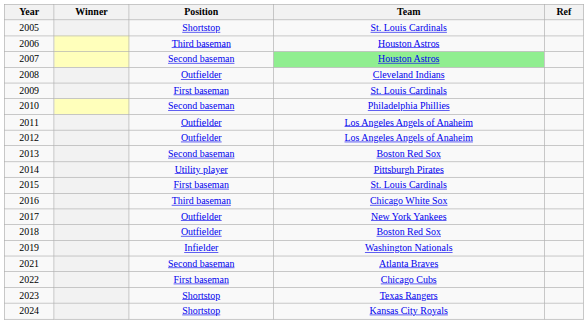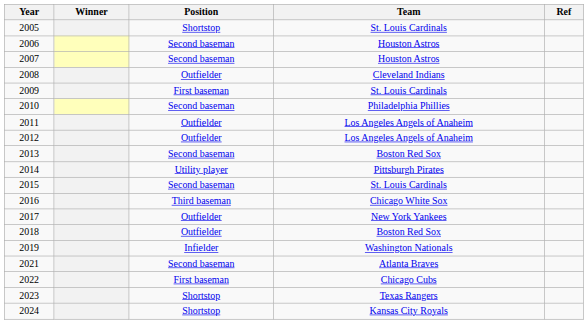(201, 43) Third baseman -> (201, 43) Second baseman
(409, 59) lightgreen background -> (409, 59) no background
(201, 185) First baseman -> (201, 185) Second baseman
